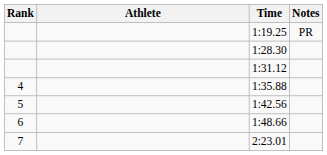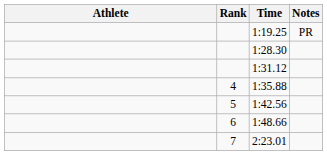columns swapped: (20, 13) <-> (143, 13)
